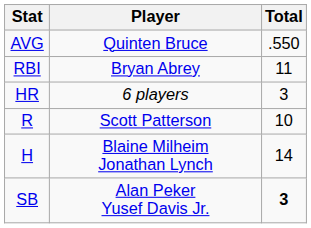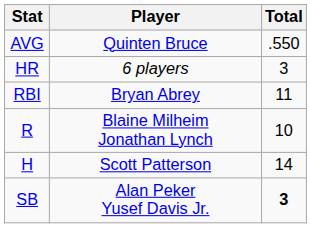rows swapped: (27, 95) <-> (27, 69)
(155, 120) Scott Patterson -> (155, 130) Blaine Milheim Jonathan Lynch
(155, 156) Blaine Milheim Jonathan Lynch -> (155, 165) Scott Patterson
